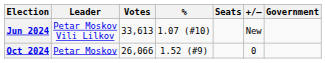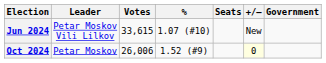(137, 31) 33,613 -> (137, 31) 33,615
(137, 51) 26,066 -> (137, 51) 26,006
(254, 51) no background -> (254, 51) lightyellow background
